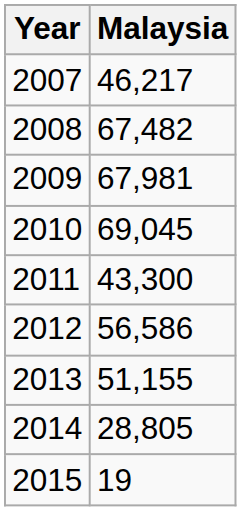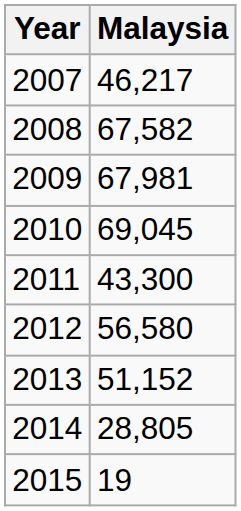(145, 129) 67,482 -> (145, 129) 67,582
(145, 329) 56,586 -> (145, 329) 56,580
(145, 379) 51,155 -> (145, 379) 51,152
